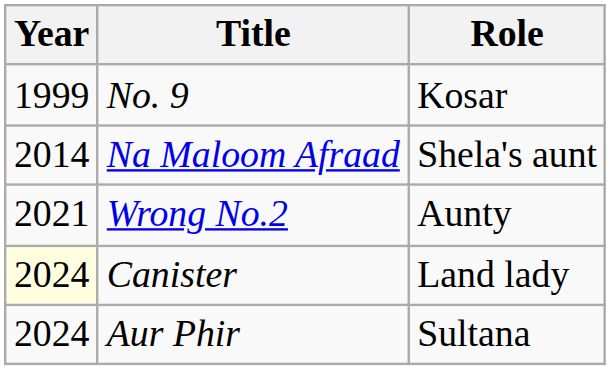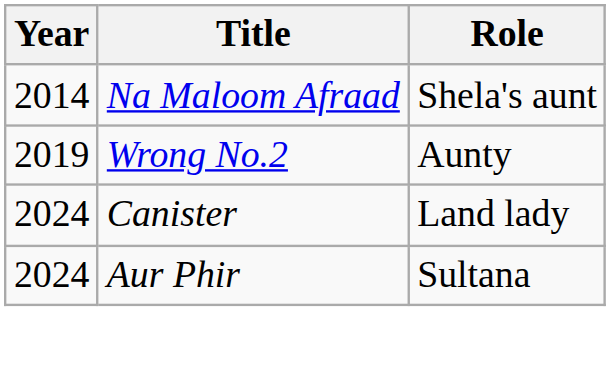- row: (148, 94)
(52, 214) 2021 -> (52, 154) 2019
(52, 273) lightyellow background -> (52, 214) no background
